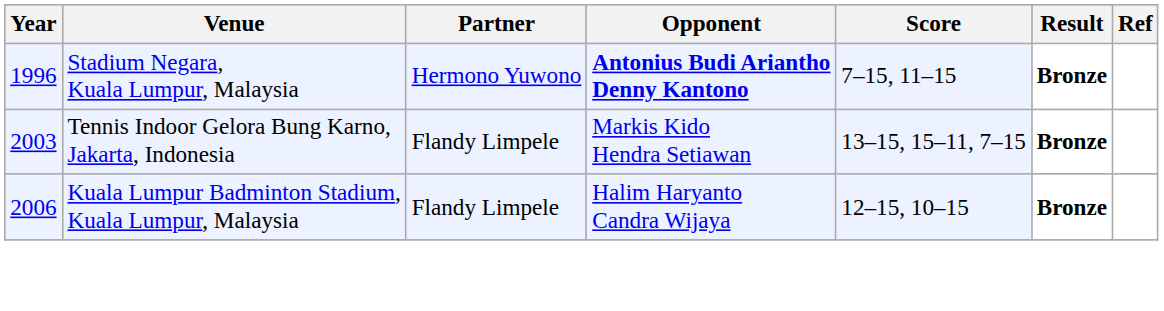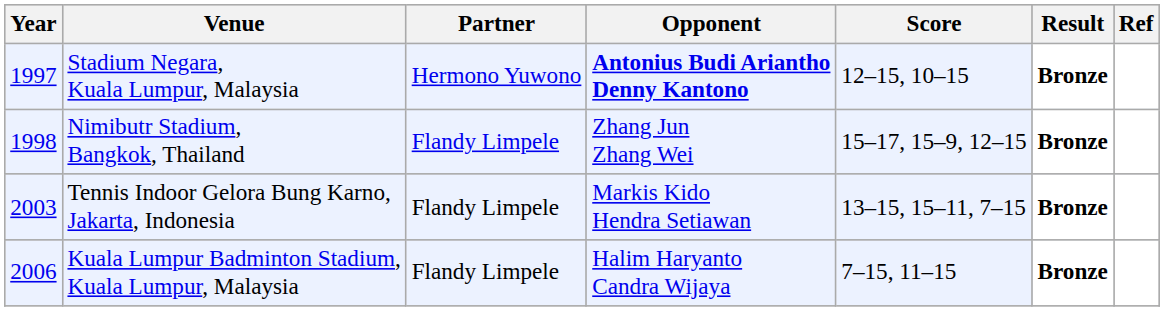(33, 75) 1996 -> (33, 75) 1997
(899, 75) 7–15, 11–15 -> (905, 75) 12–15, 10–15
+ row: (156, 141)
(905, 207) 12–15, 10–15 -> (899, 272) 7–15, 11–15
